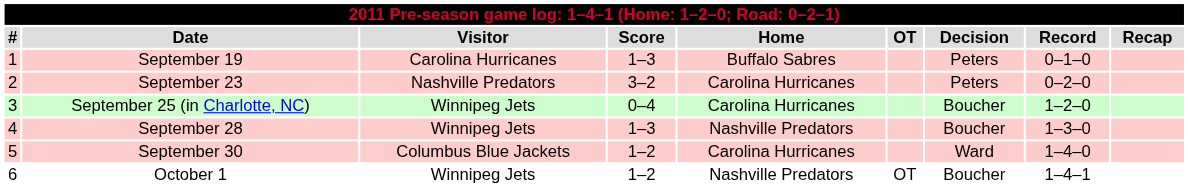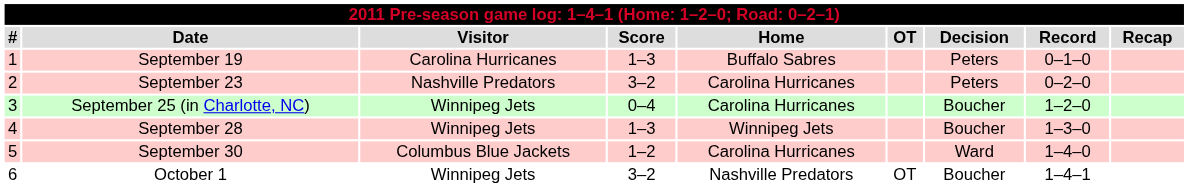(781, 128) Nashville Predators -> (781, 128) Winnipeg Jets
(642, 174) 1–2 -> (642, 174) 3–2
